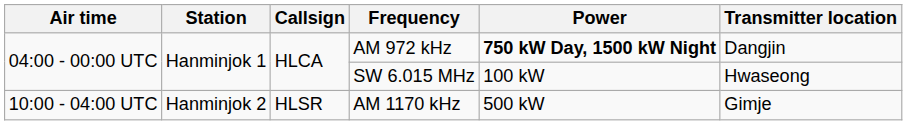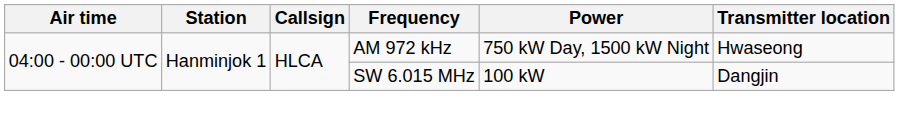(600, 47) bold -> (596, 47) normal
(755, 47) Dangjin -> (760, 47) Hwaseong
(767, 76) Hwaseong -> (748, 76) Dangjin
- row: (407, 104)
